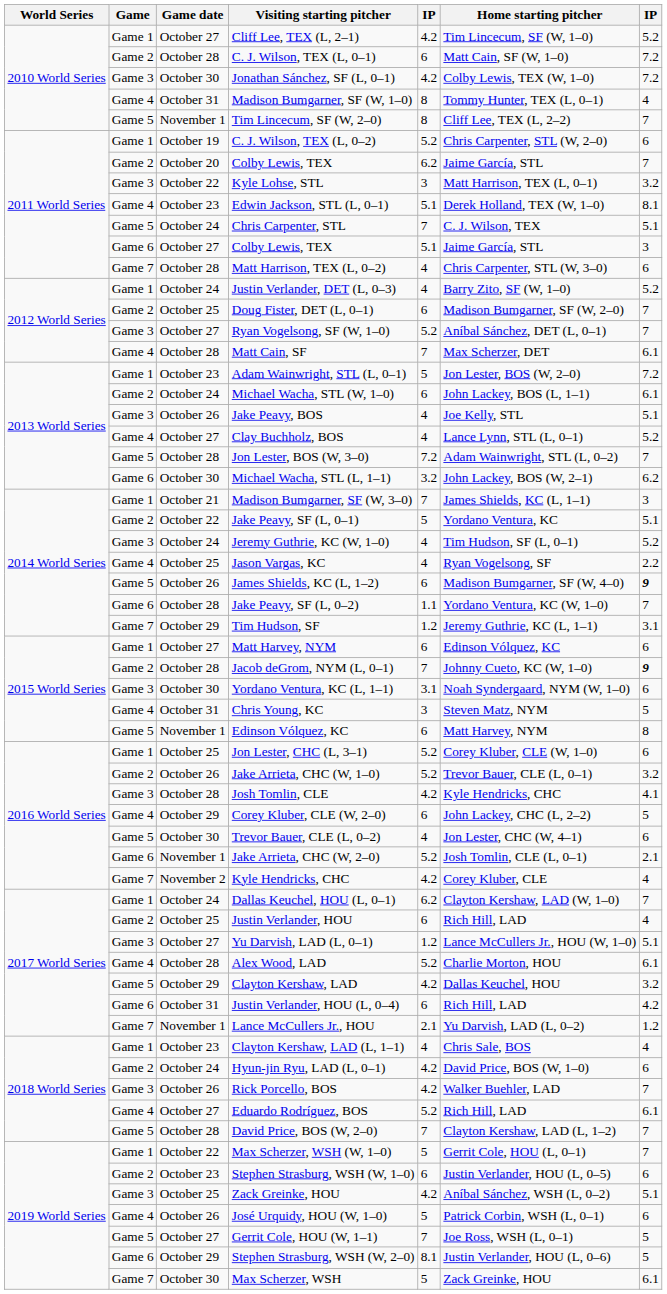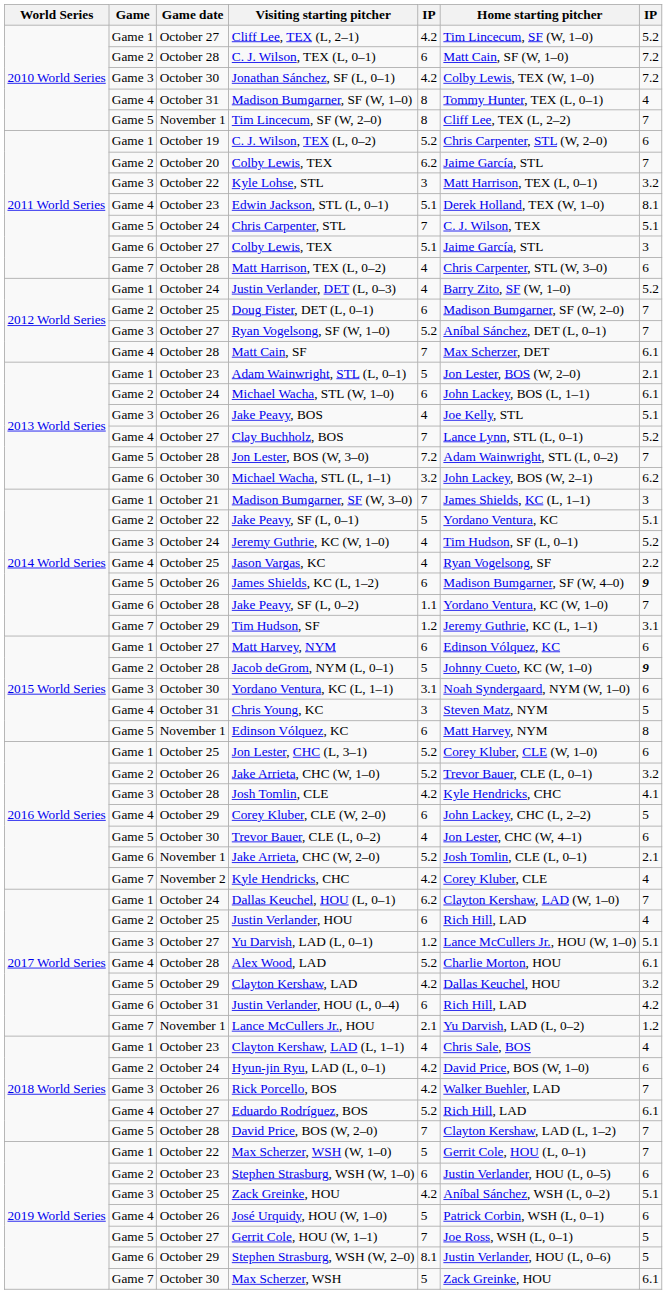(651, 373) 7.2 -> (651, 373) 2.1
(424, 436) 4 -> (424, 436) 7
(424, 667) 7 -> (424, 667) 5
